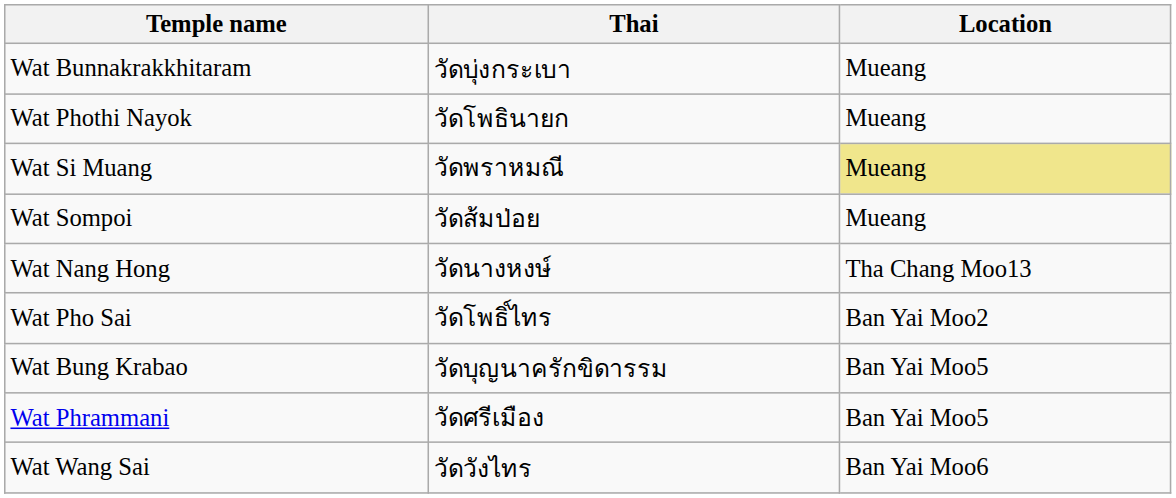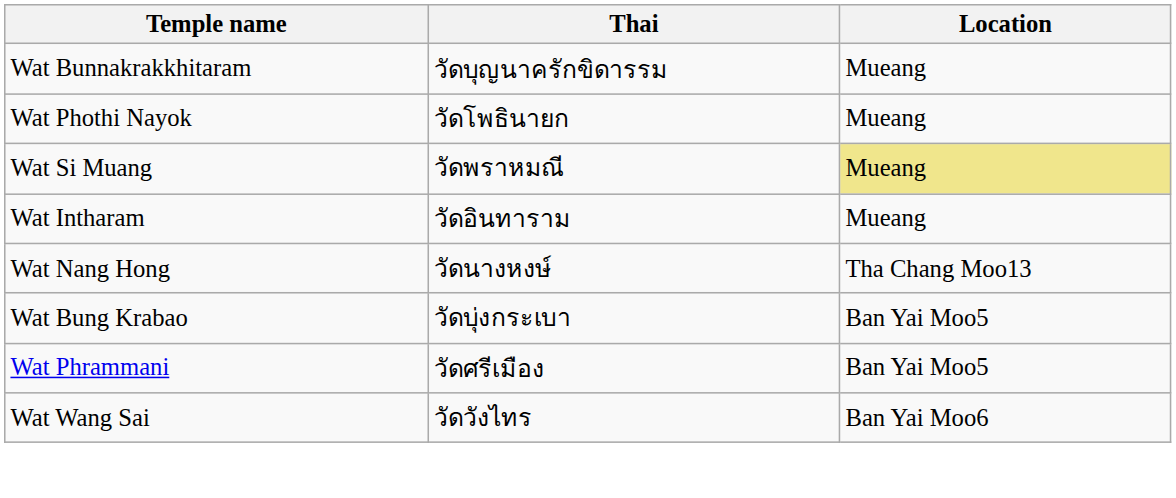(502, 69) วัดบุ่งกระเบา -> (551, 69) วัดบุญนาครักขิดารรม
- row: (71, 218)
+ row: (78, 218)
- row: (71, 317)
(551, 368) วัดบุญนาครักขิดารรม -> (502, 318) วัดบุ่งกระเบา
